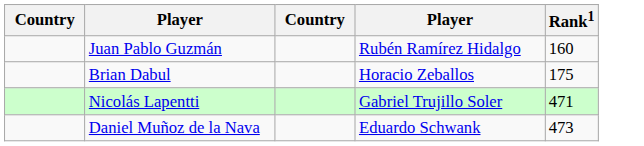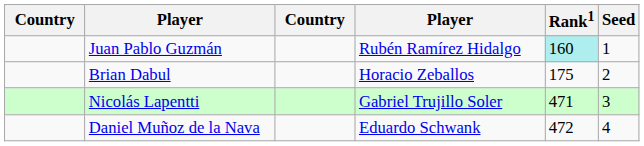+ column: (619, 19)
(561, 48) no background -> (561, 48) paleturquoise background
(561, 127) 473 -> (561, 127) 472
